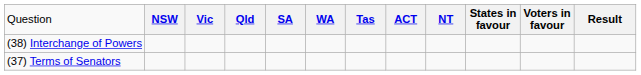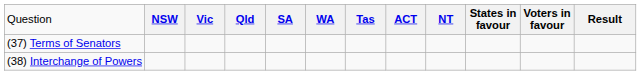rows swapped: (64, 61) <-> (74, 43)
